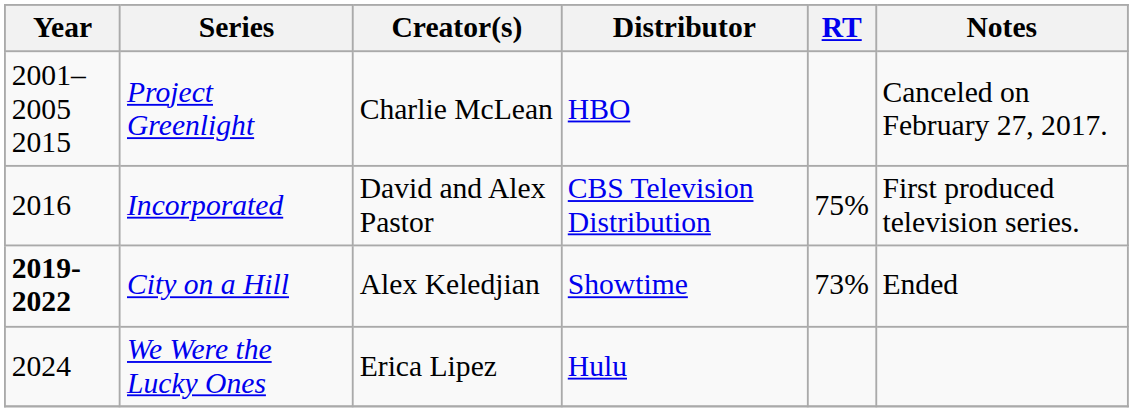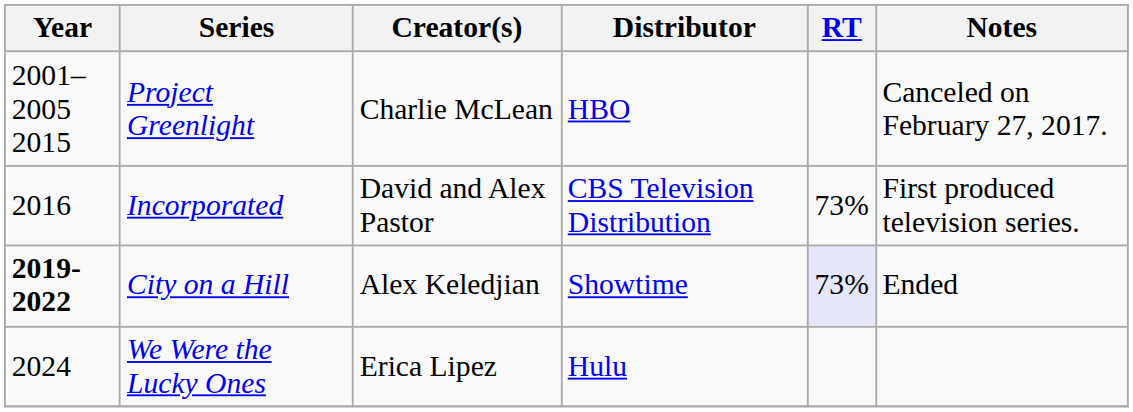(842, 205) 75% -> (842, 205) 73%
(842, 285) no background -> (842, 285) lavender background
